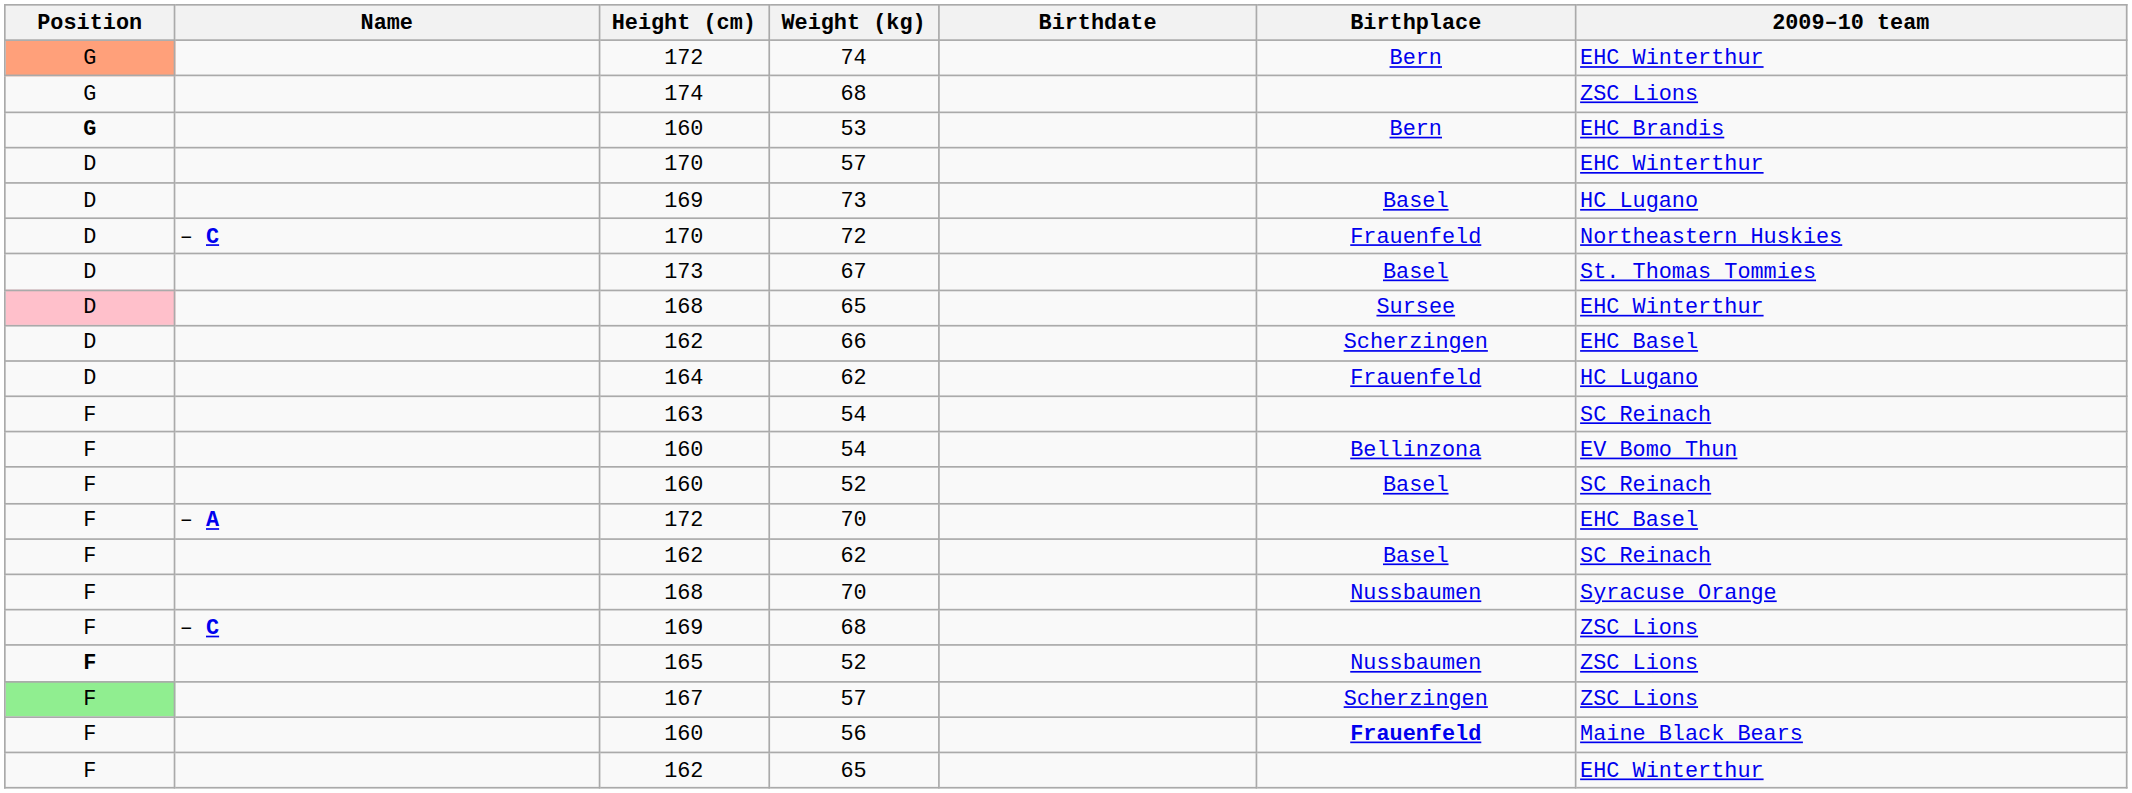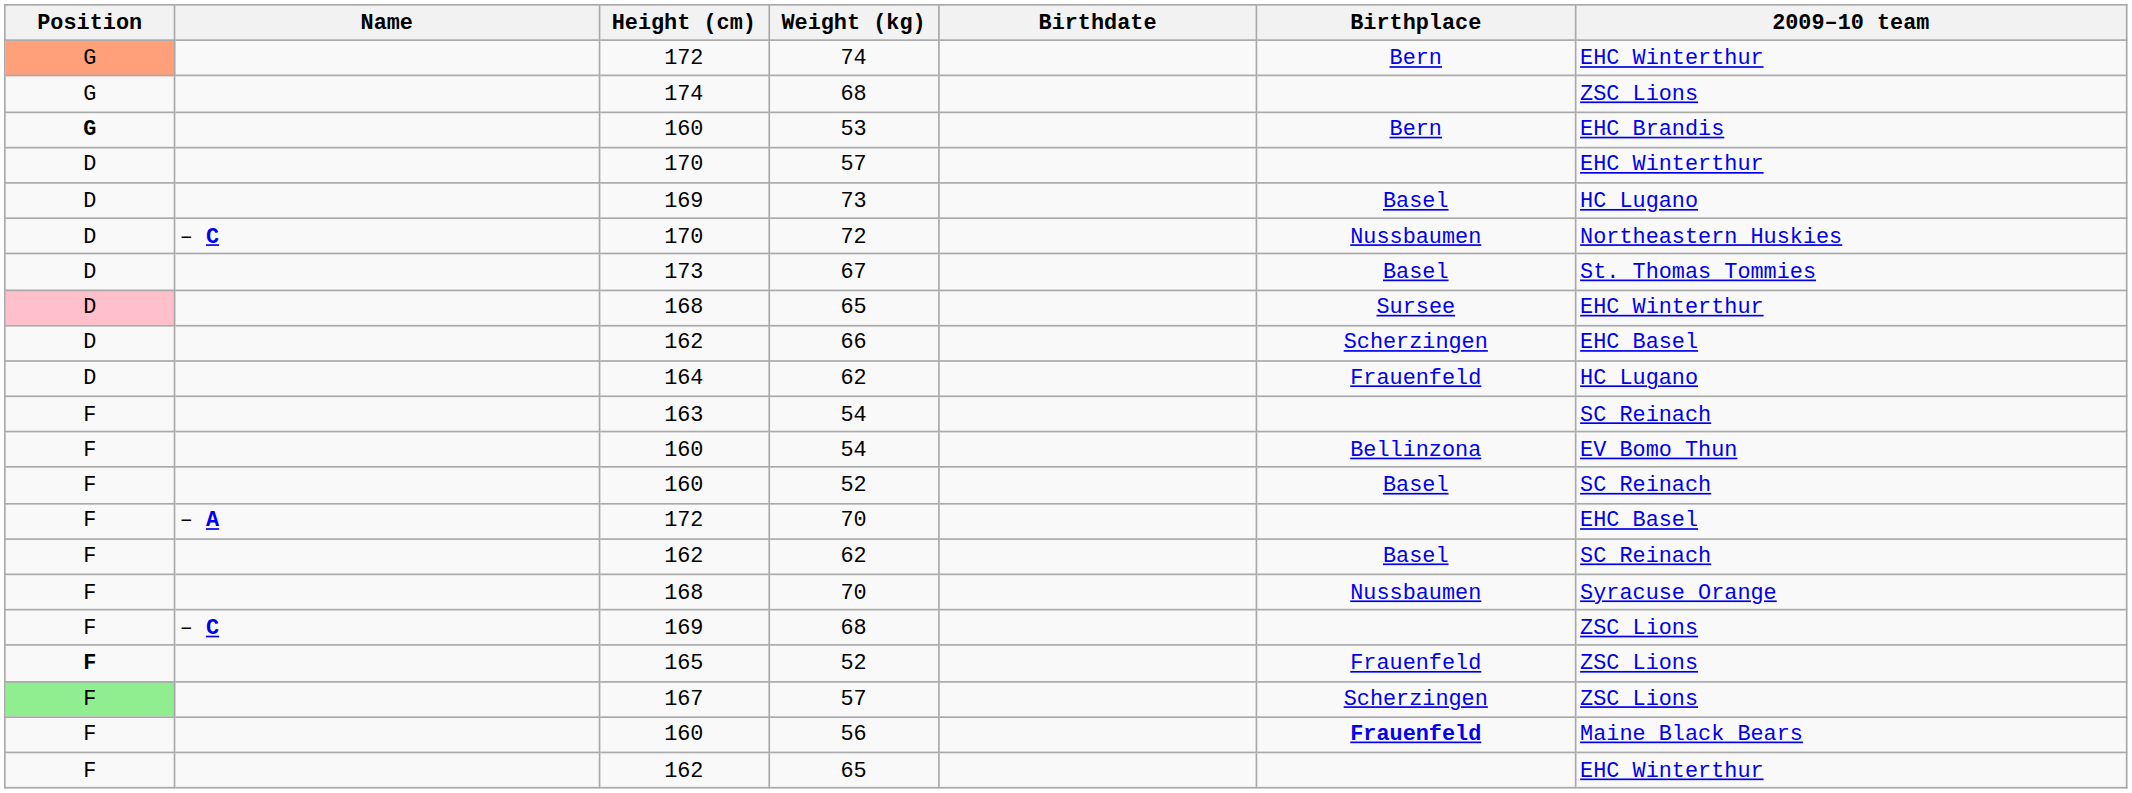(1416, 236) Frauenfeld -> (1416, 236) Nussbaumen
(1416, 663) Nussbaumen -> (1416, 663) Frauenfeld
